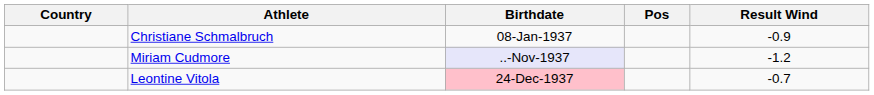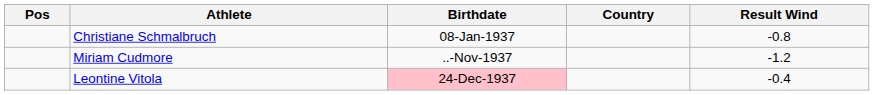columns swapped: (657, 15) <-> (66, 15)
(779, 36) -0.9 -> (779, 36) -0.8
(535, 57) lavender background -> (477, 57) no background
(779, 79) -0.7 -> (779, 79) -0.4
